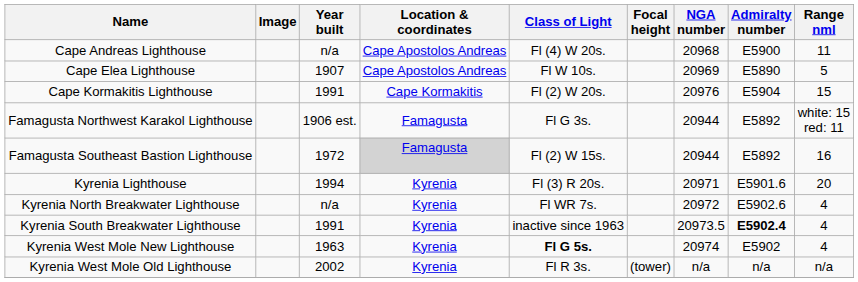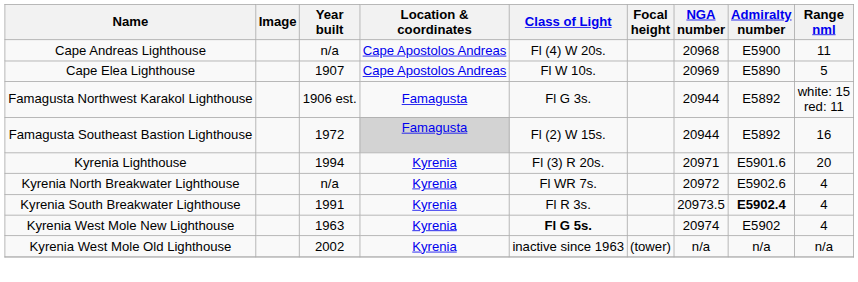- row: (130, 92)
(568, 225) inactive since 1963 -> (568, 204) Fl R 3s.
(568, 267) Fl R 3s. -> (568, 246) inactive since 1963
